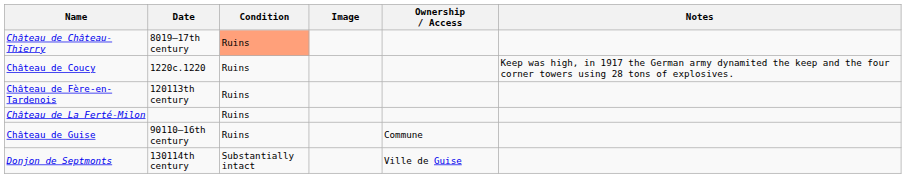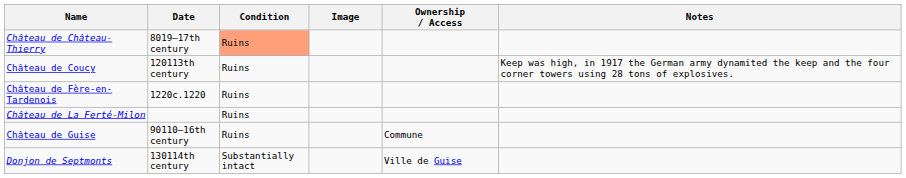(178, 69) 1220c.1220 -> (172, 69) 120113th century
(172, 94) 120113th century -> (178, 94) 1220c.1220
